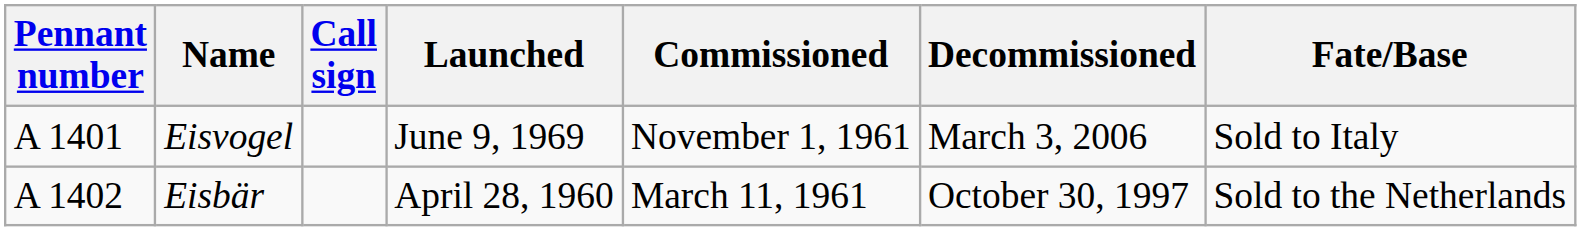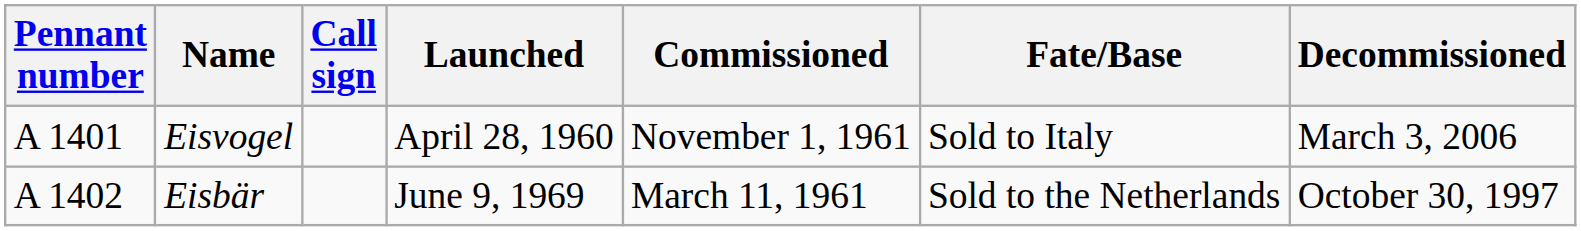columns swapped: (1062, 55) <-> (1390, 55)
(489, 135) June 9, 1969 -> (504, 135) April 28, 1960
(504, 195) April 28, 1960 -> (489, 195) June 9, 1969
